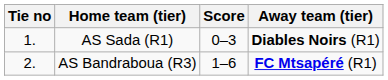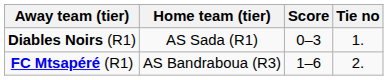columns swapped: (30, 16) <-> (316, 16)
